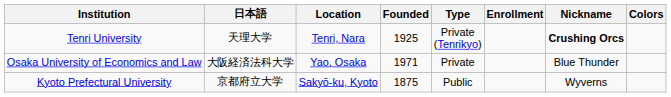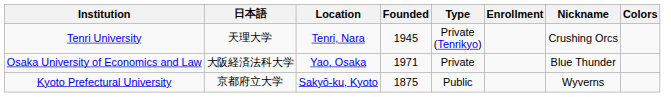(406, 38) 1925 -> (406, 38) 1945
(586, 38) bold -> (583, 38) normal
